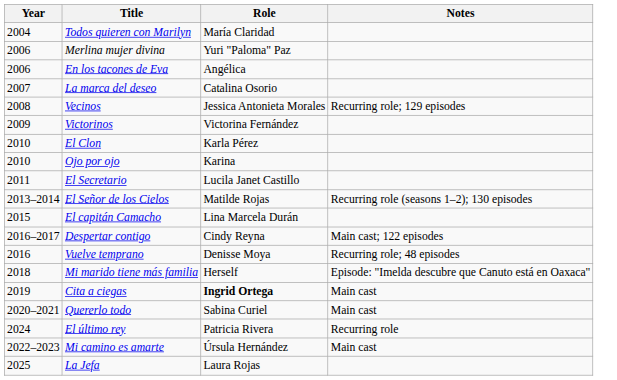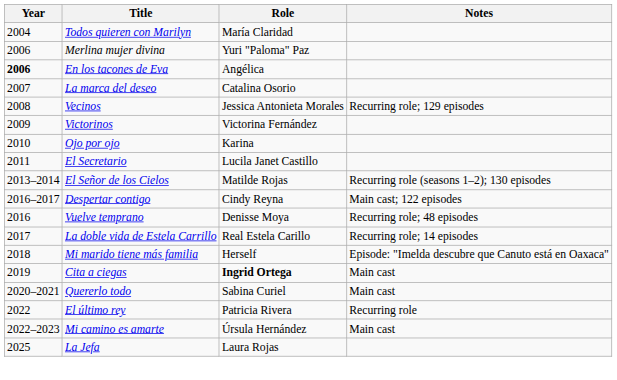(19, 69) normal -> (19, 69) bold
- row: (83, 143)
- row: (113, 217)
+ row: (141, 236)
(19, 328) 2024 -> (19, 310) 2022
